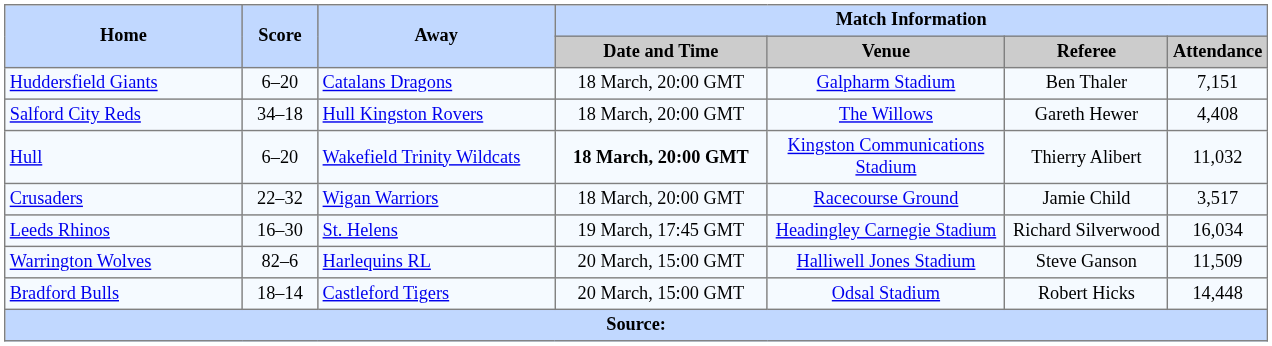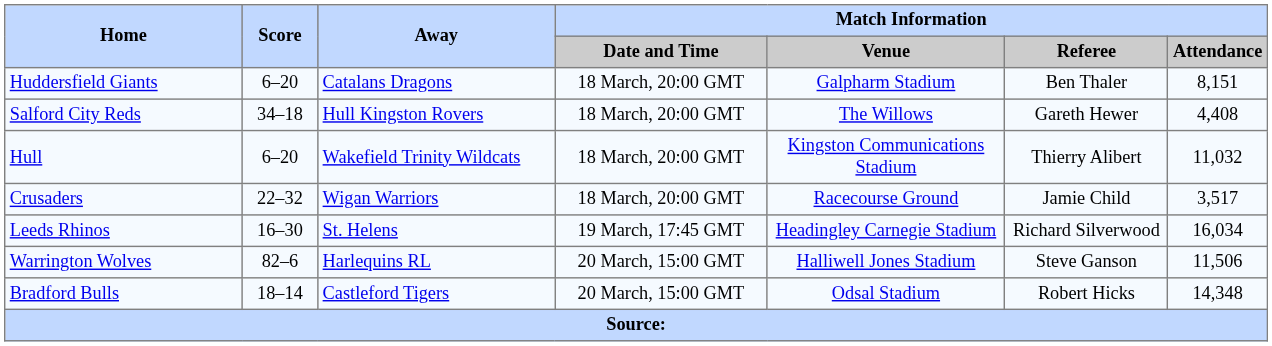(1218, 83) 7,151 -> (1218, 83) 8,151
(661, 156) bold -> (661, 156) normal
(1218, 261) 11,509 -> (1218, 261) 11,506
(1218, 293) 14,448 -> (1218, 293) 14,348
